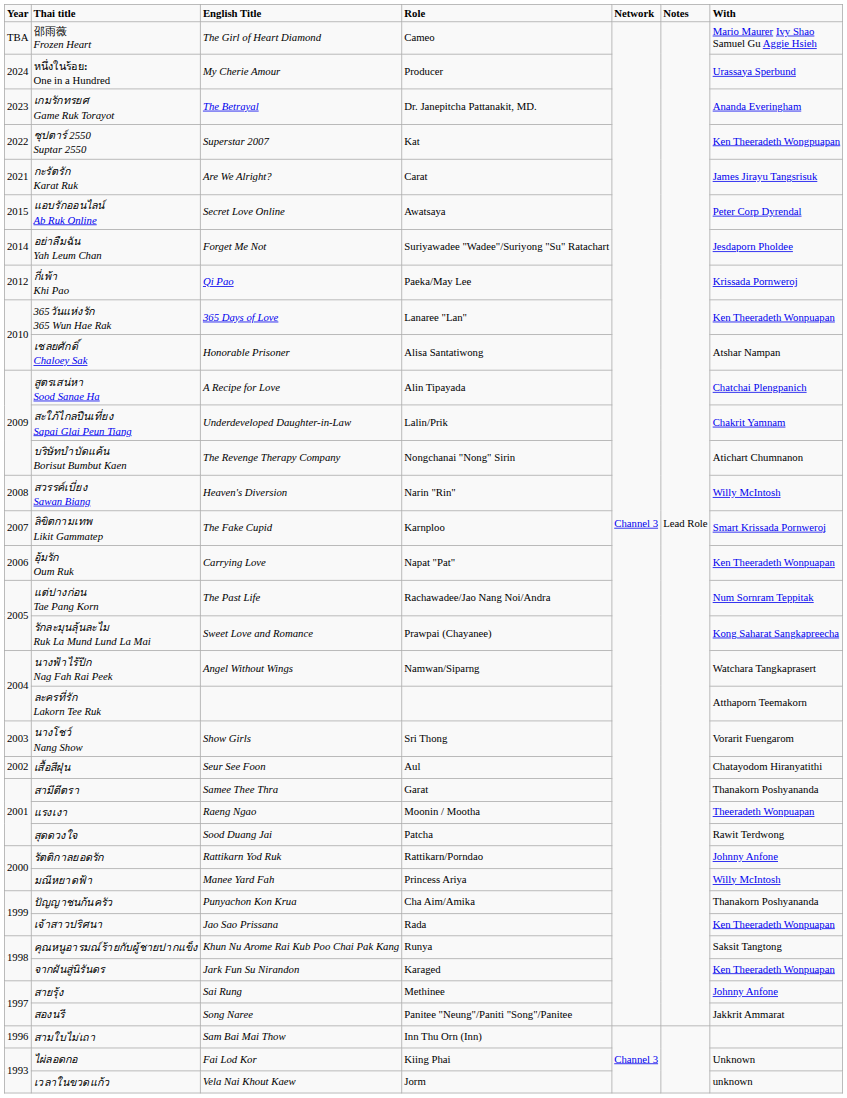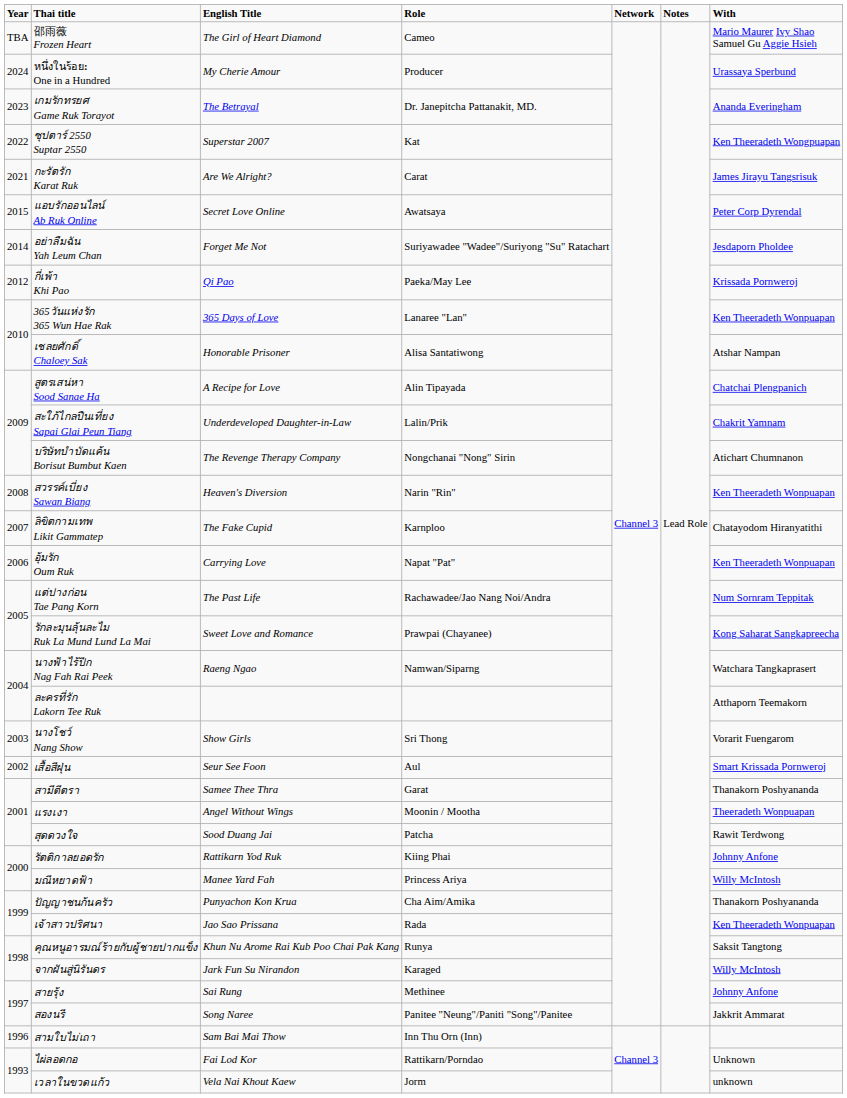(747, 492) Willy McIntosh -> (774, 492) Ken Theeradeth Wonpuapan
(769, 527) Smart Krissada Pornweroj -> (767, 527) Chatayodom Hiranyatithi
(248, 668) Angel Without Wings -> (230, 668) Raeng Ngao
(767, 767) Chatayodom Hiranyatithi -> (769, 767) Smart Krissada Pornweroj
(230, 812) Raeng Ngao -> (248, 812) Angel Without Wings
(444, 856) Rattikarn/Porndao -> (427, 856) Kiing Phai
(774, 969) Ken Theeradeth Wonpuapan -> (747, 969) Willy McIntosh
(427, 1059) Kiing Phai -> (444, 1059) Rattikarn/Porndao
